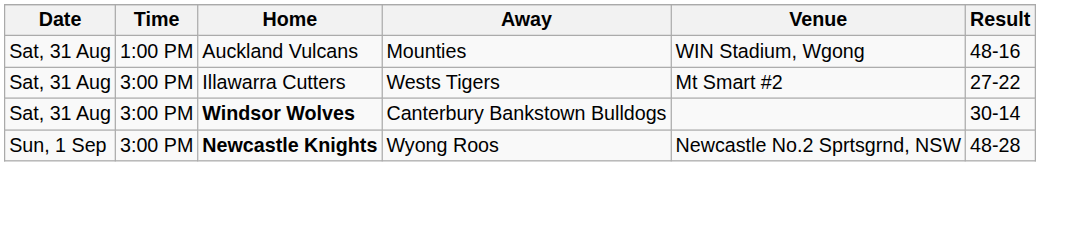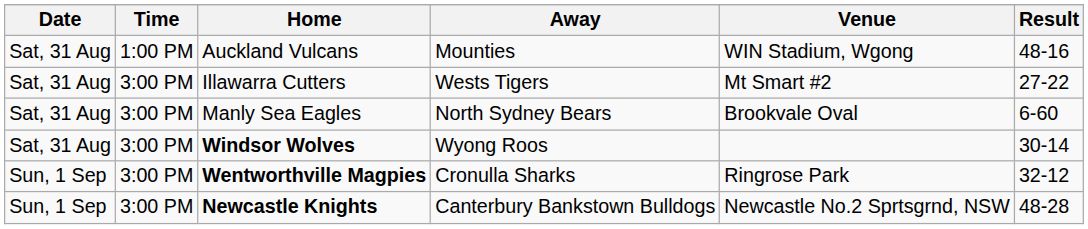+ row: (282, 113)
(526, 113) Canterbury Bankstown Bulldogs -> (491, 144) Wyong Roos
+ row: (314, 176)
(443, 144) Wyong Roos -> (575, 207) Canterbury Bankstown Bulldogs
